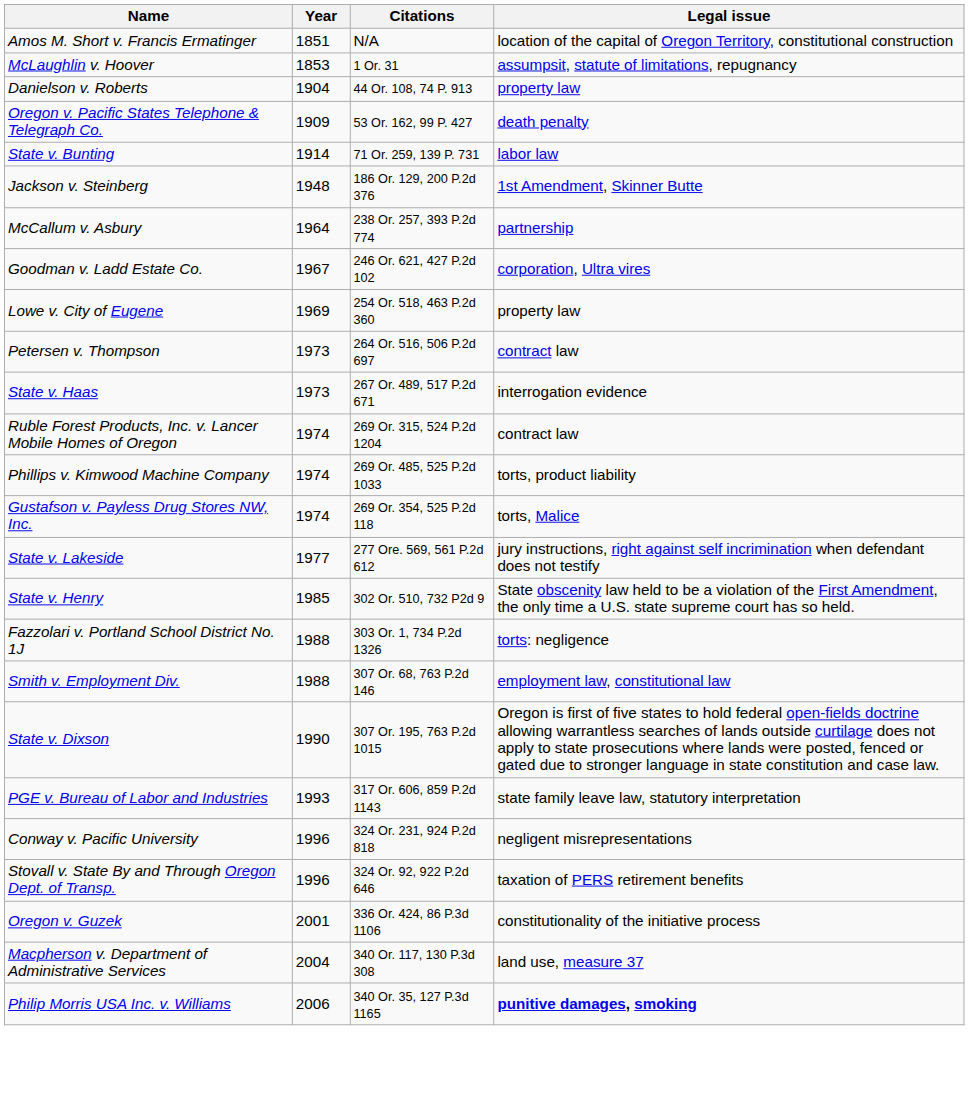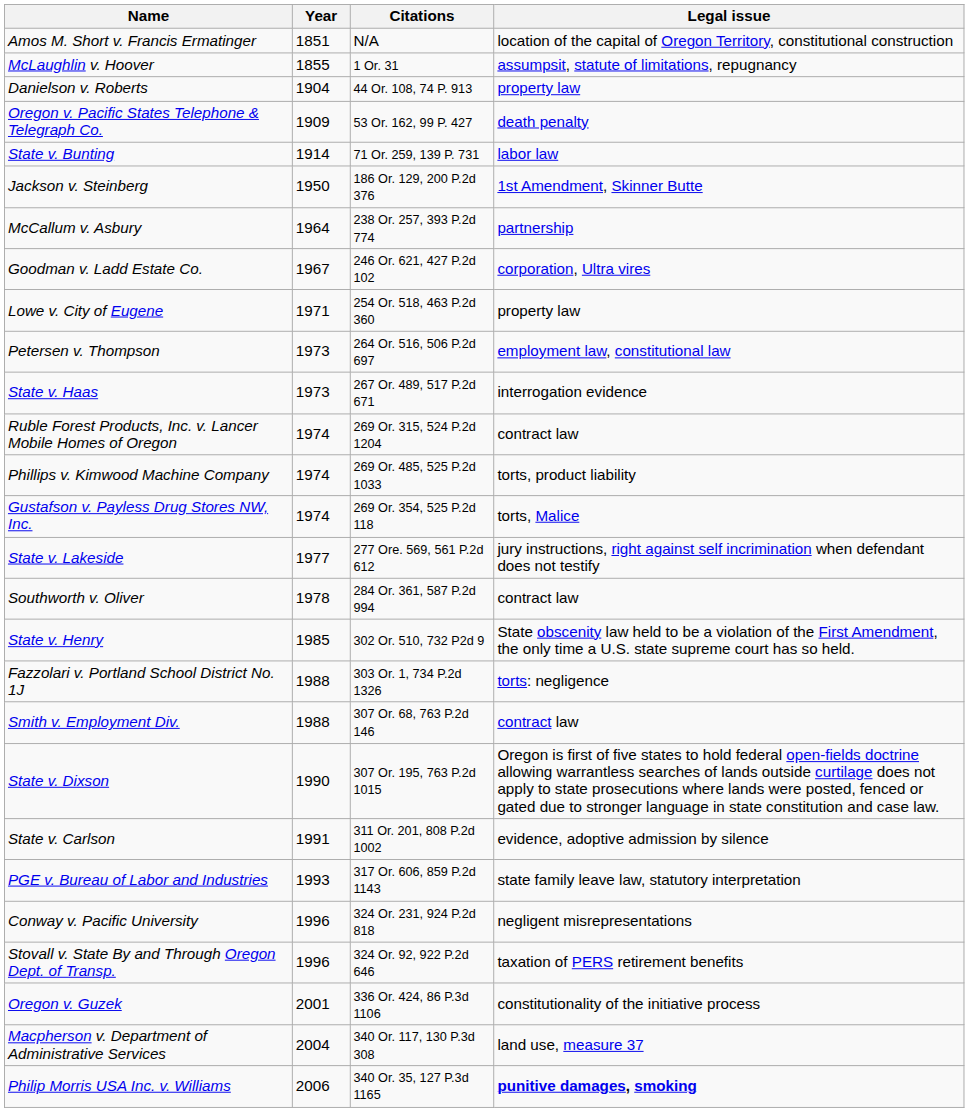(313, 64) 1853 -> (313, 64) 1855
(313, 186) 1948 -> (313, 186) 1950
(313, 310) 1969 -> (313, 310) 1971
(538, 351) contract law -> (614, 351) employment law, constitutional law
+ row: (76, 598)
(614, 681) employment law, constitutional law -> (538, 722) contract law
+ row: (61, 839)
